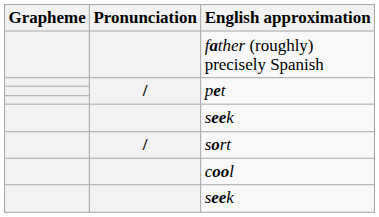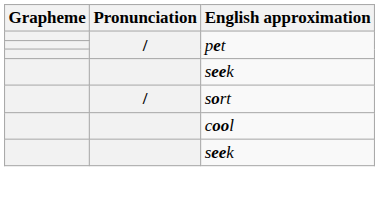- row: (145, 54)
